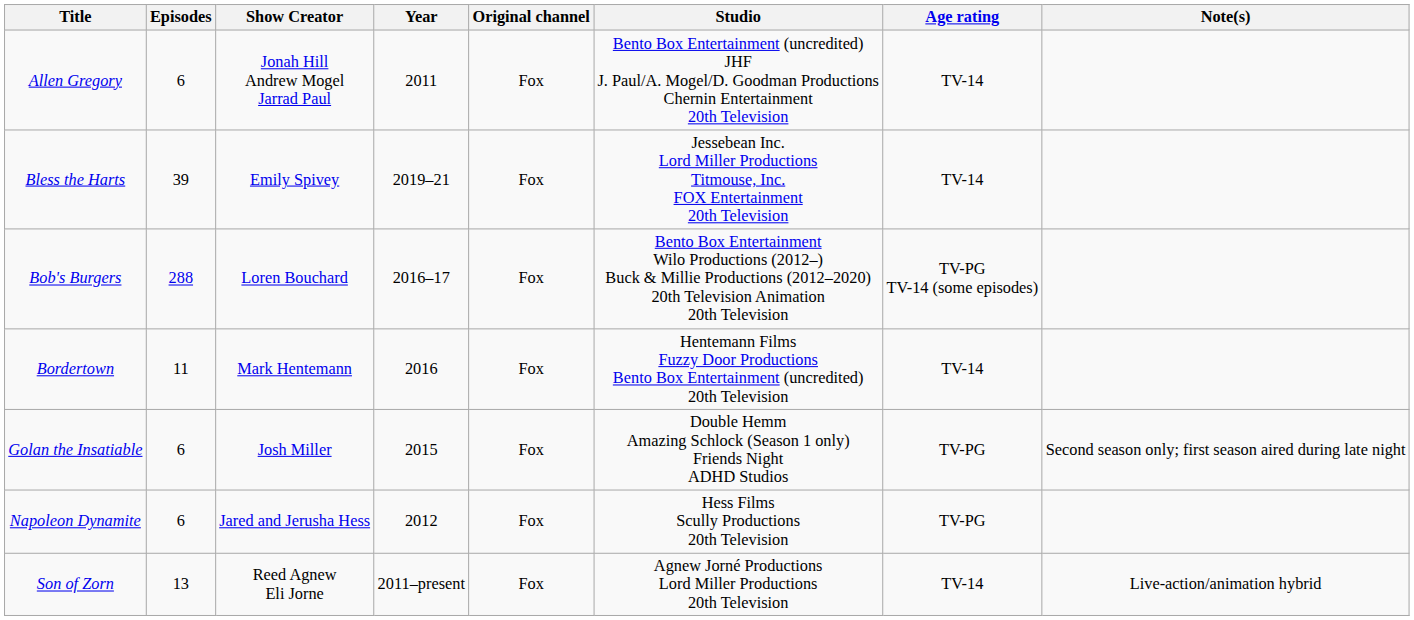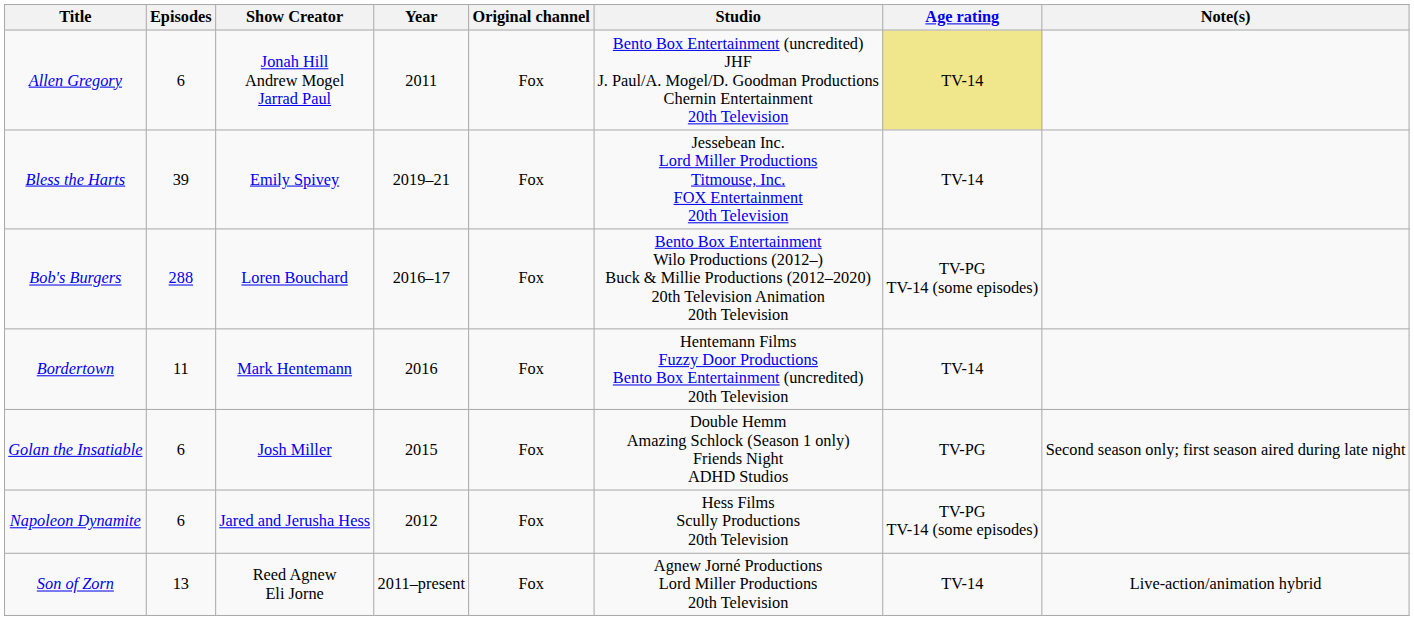(962, 80) no background -> (962, 80) khaki background
(962, 521) TV-PG -> (962, 521) TV-PG TV-14 (some episodes)
